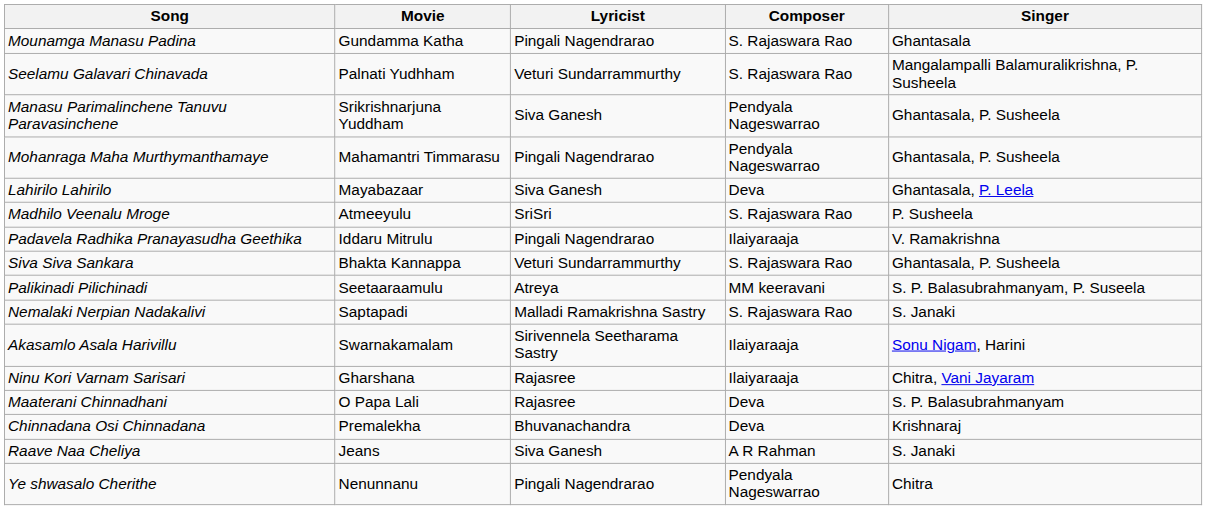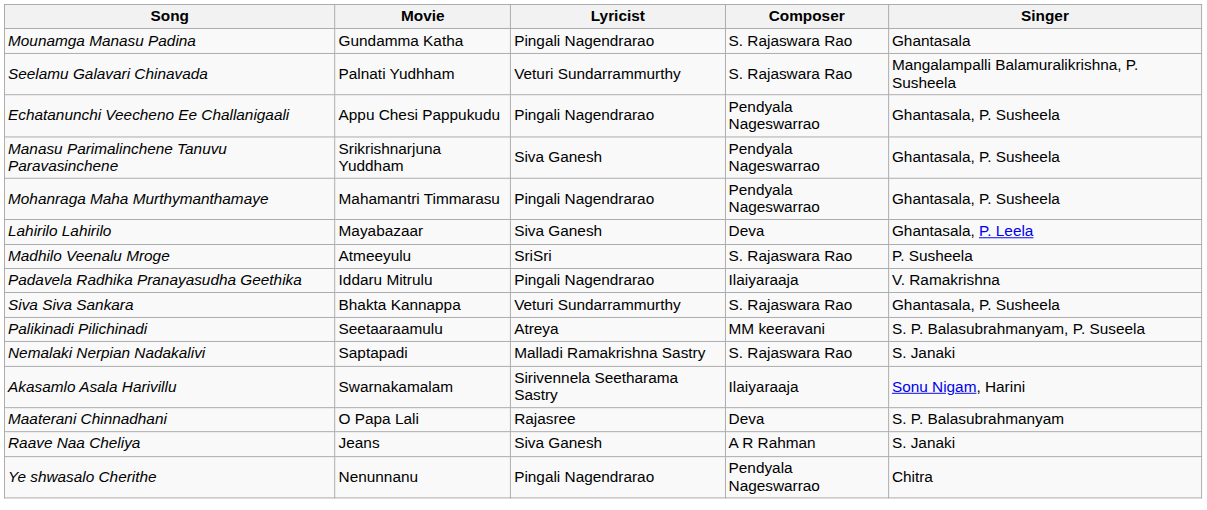+ row: (149, 115)
- row: (97, 378)
- row: (107, 426)
